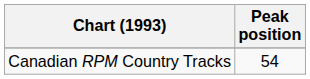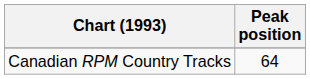(270, 61) 54 -> (270, 61) 64
